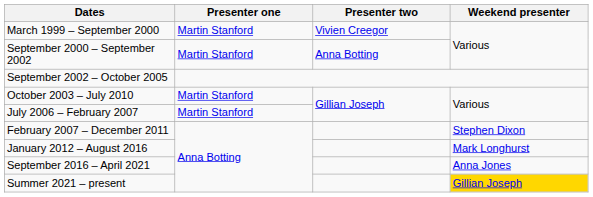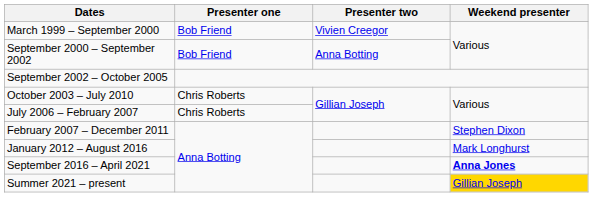(215, 30) Martin Stanford -> (205, 30) Bob Friend
(215, 54) Martin Stanford -> (205, 54) Bob Friend
(215, 95) Martin Stanford -> (211, 95) Chris Roberts
(215, 113) Martin Stanford -> (211, 113) Chris Roberts
(482, 165) normal -> (484, 165) bold
